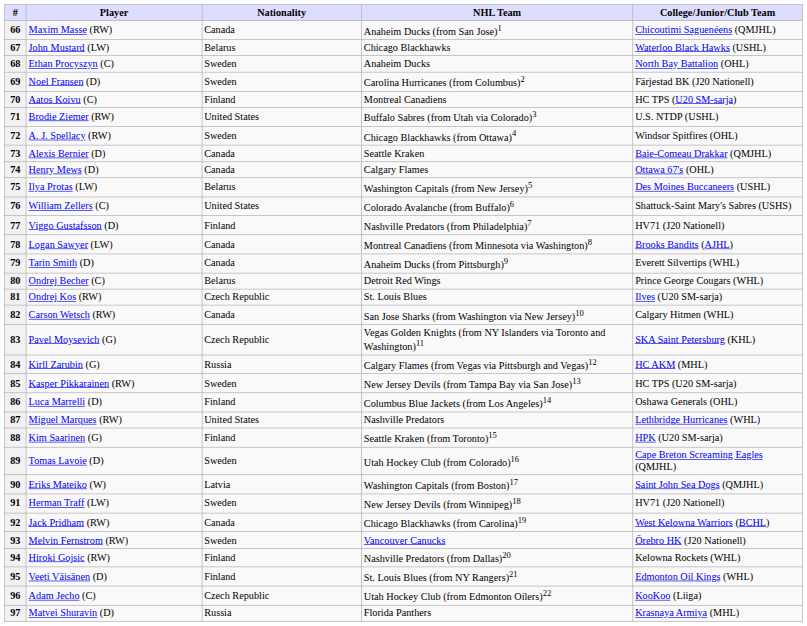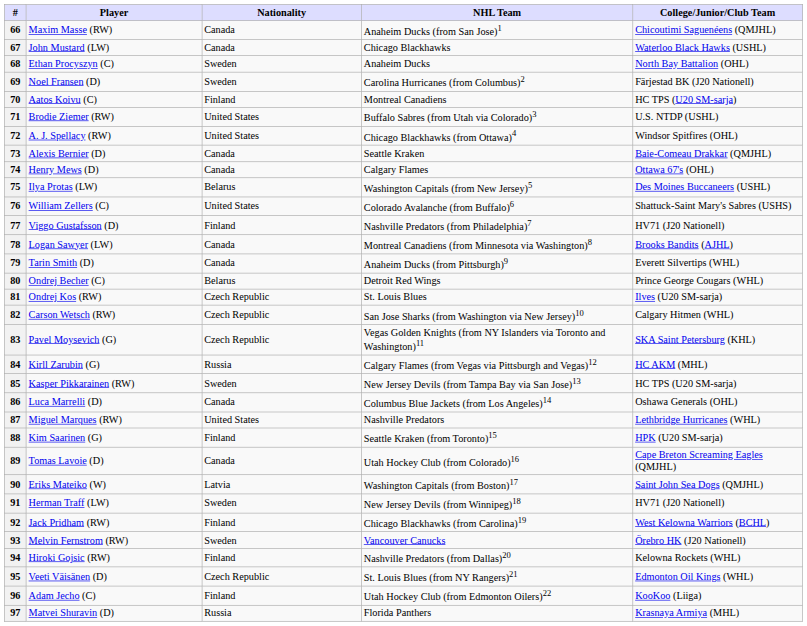(220, 47) Belarus -> (220, 47) Canada
(220, 135) Sweden -> (232, 135) United States
(220, 315) Canada -> (237, 315) Czech Republic
(220, 402) Finland -> (220, 402) Canada
(220, 461) Sweden -> (220, 461) Canada
(220, 522) Canada -> (220, 522) Finland
(220, 576) Finland -> (237, 576) Czech Republic
(237, 595) Czech Republic -> (220, 595) Finland
